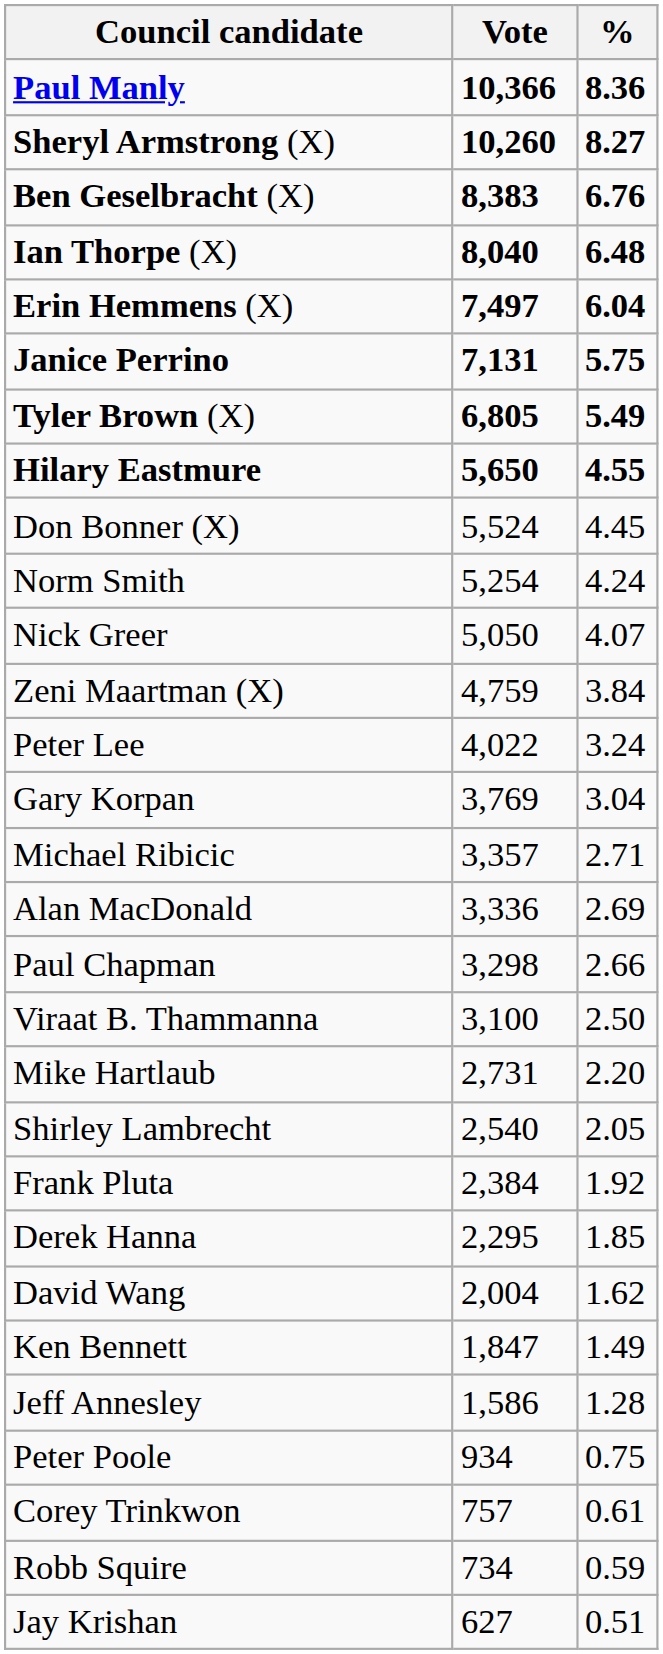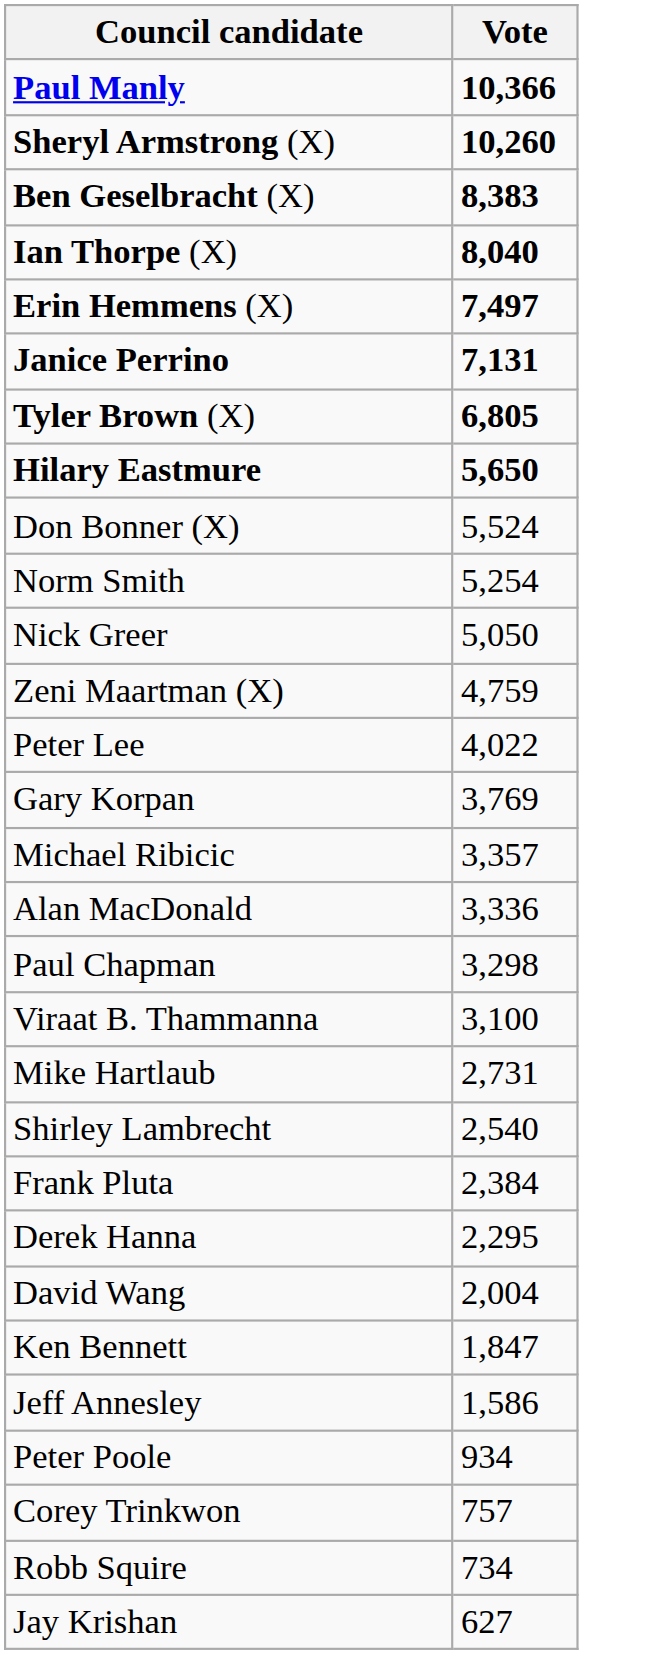- column: (617, 31)
